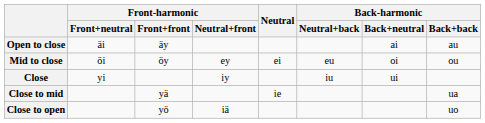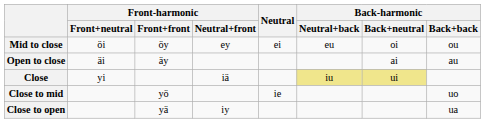rows swapped: (36, 45) <-> (36, 61)
(225, 77) iy -> (225, 77) iä
(329, 77) no background -> (329, 77) khaki background
(394, 77) no background -> (394, 77) khaki background
(164, 93) yä -> (164, 93) yö
(453, 93) ua -> (453, 93) uo
(164, 110) yö -> (164, 110) yä
(225, 110) iä -> (225, 110) iy
(453, 110) uo -> (453, 110) ua
